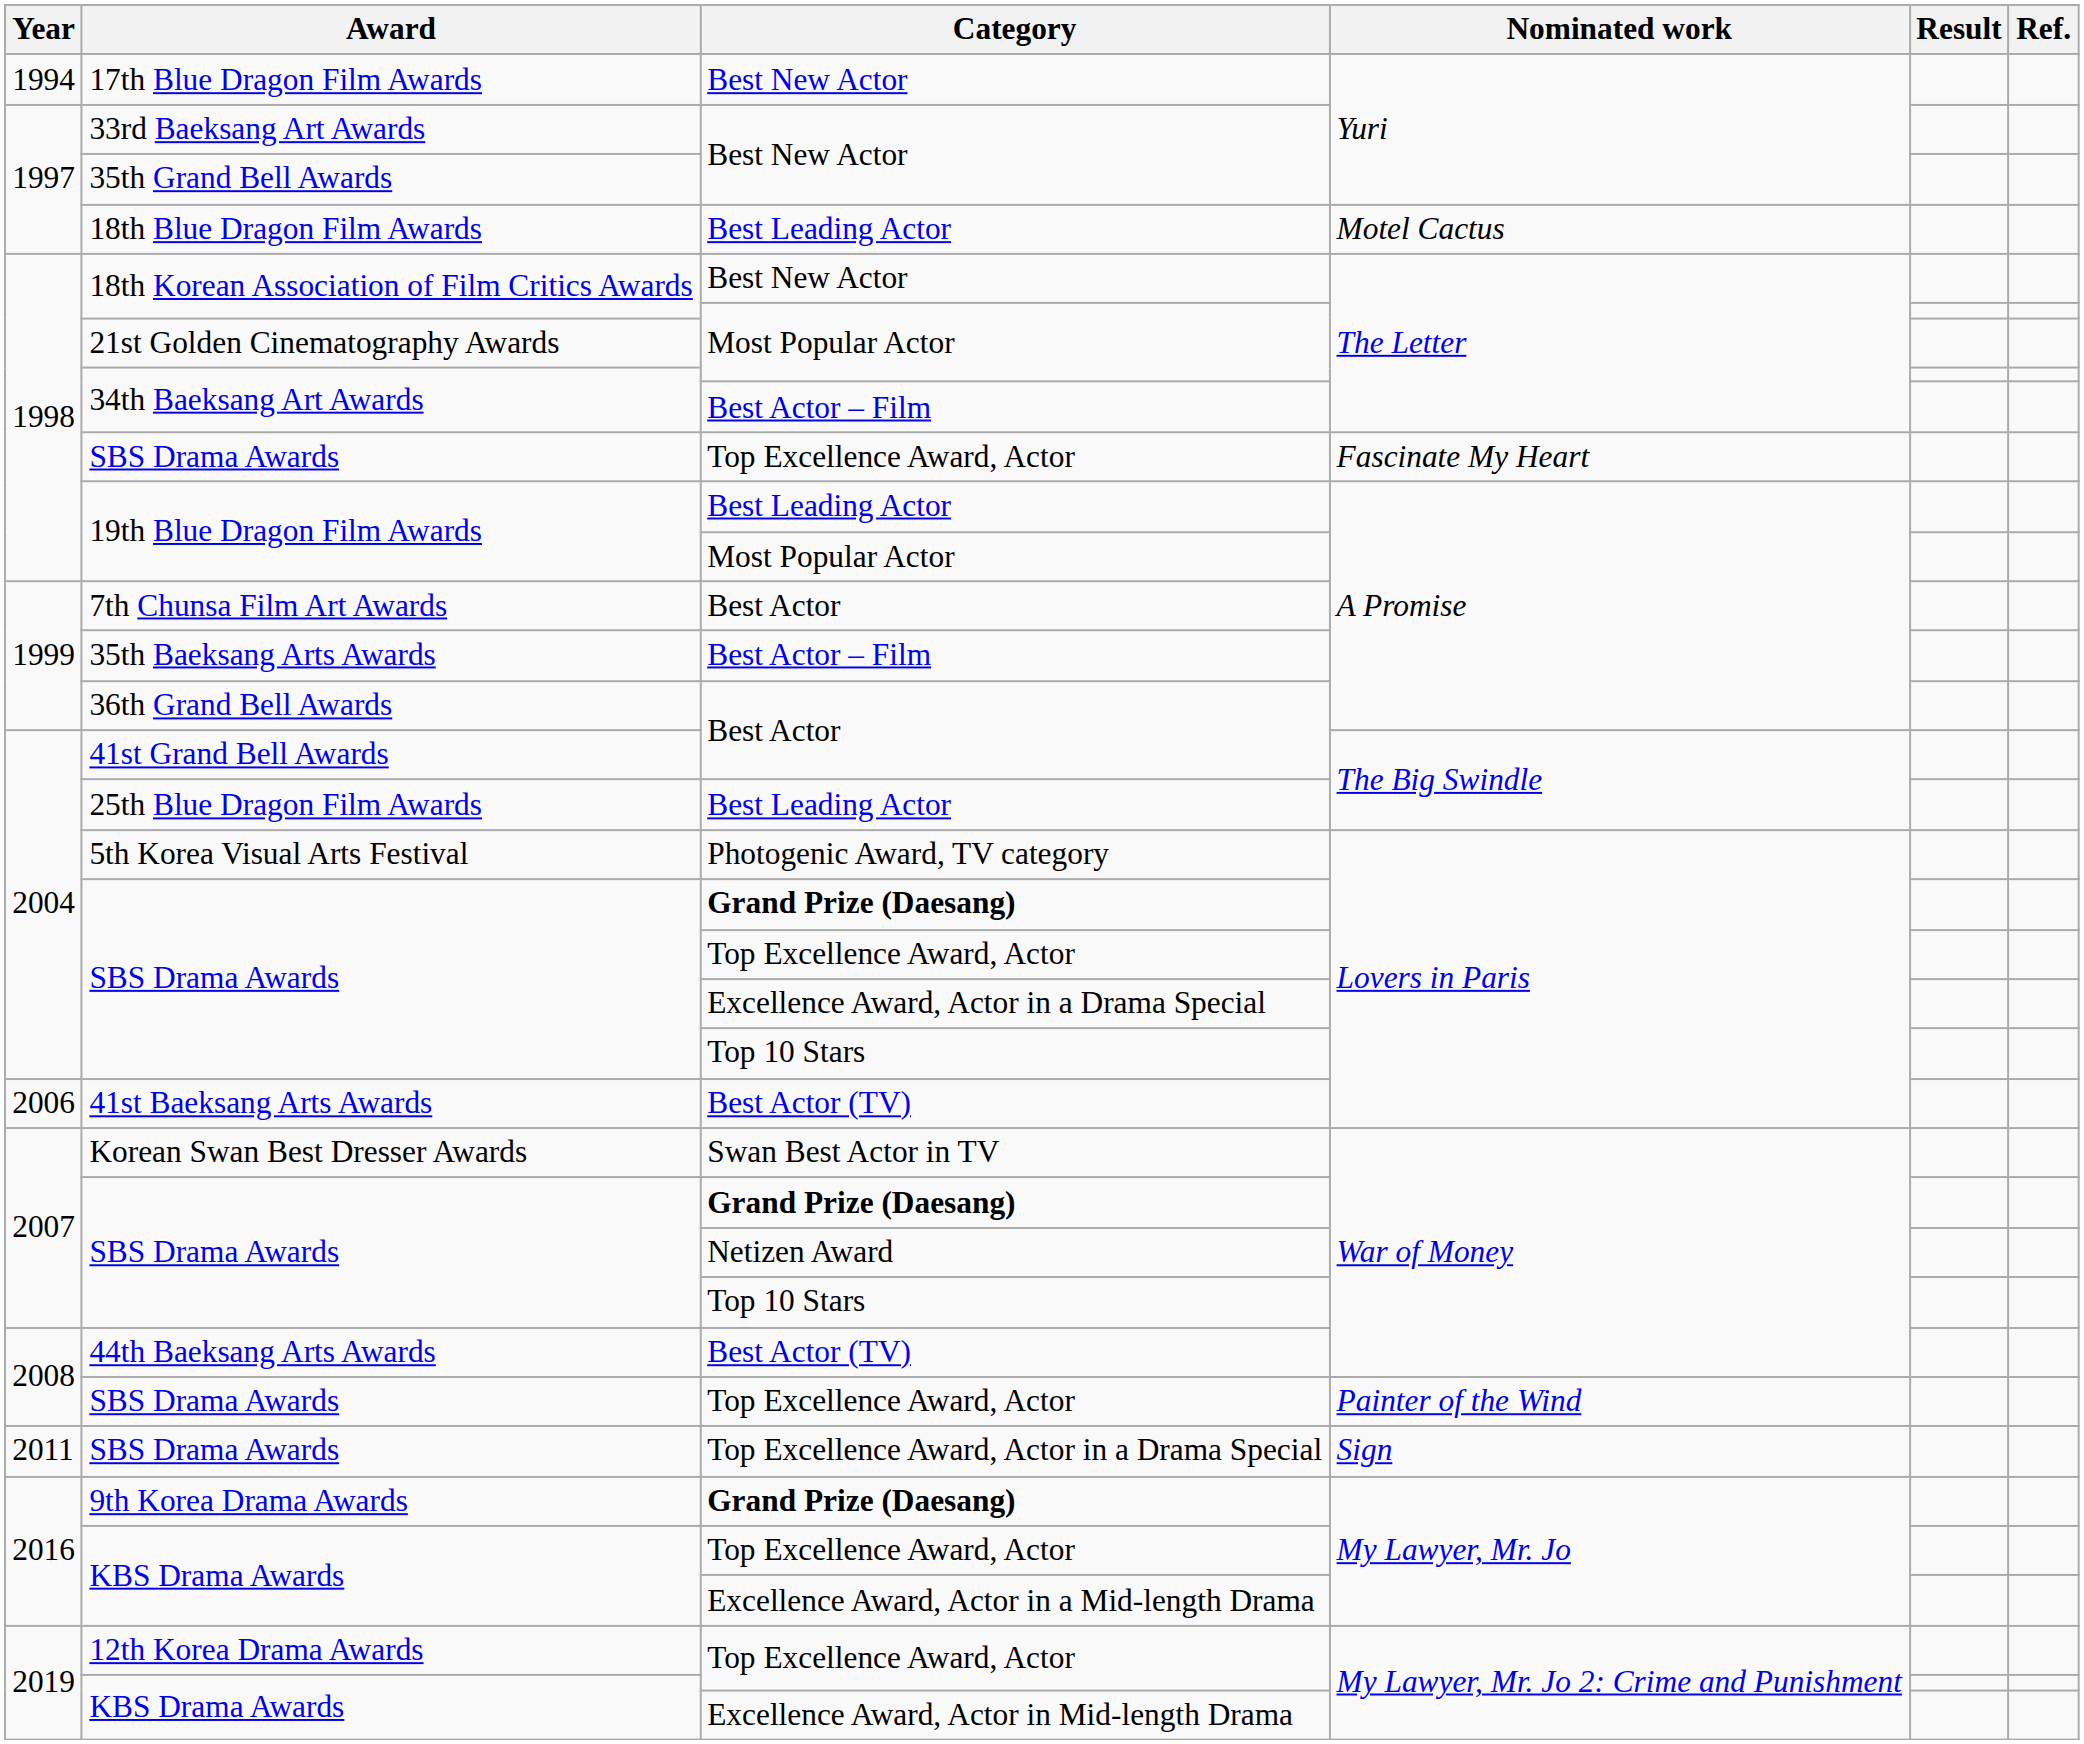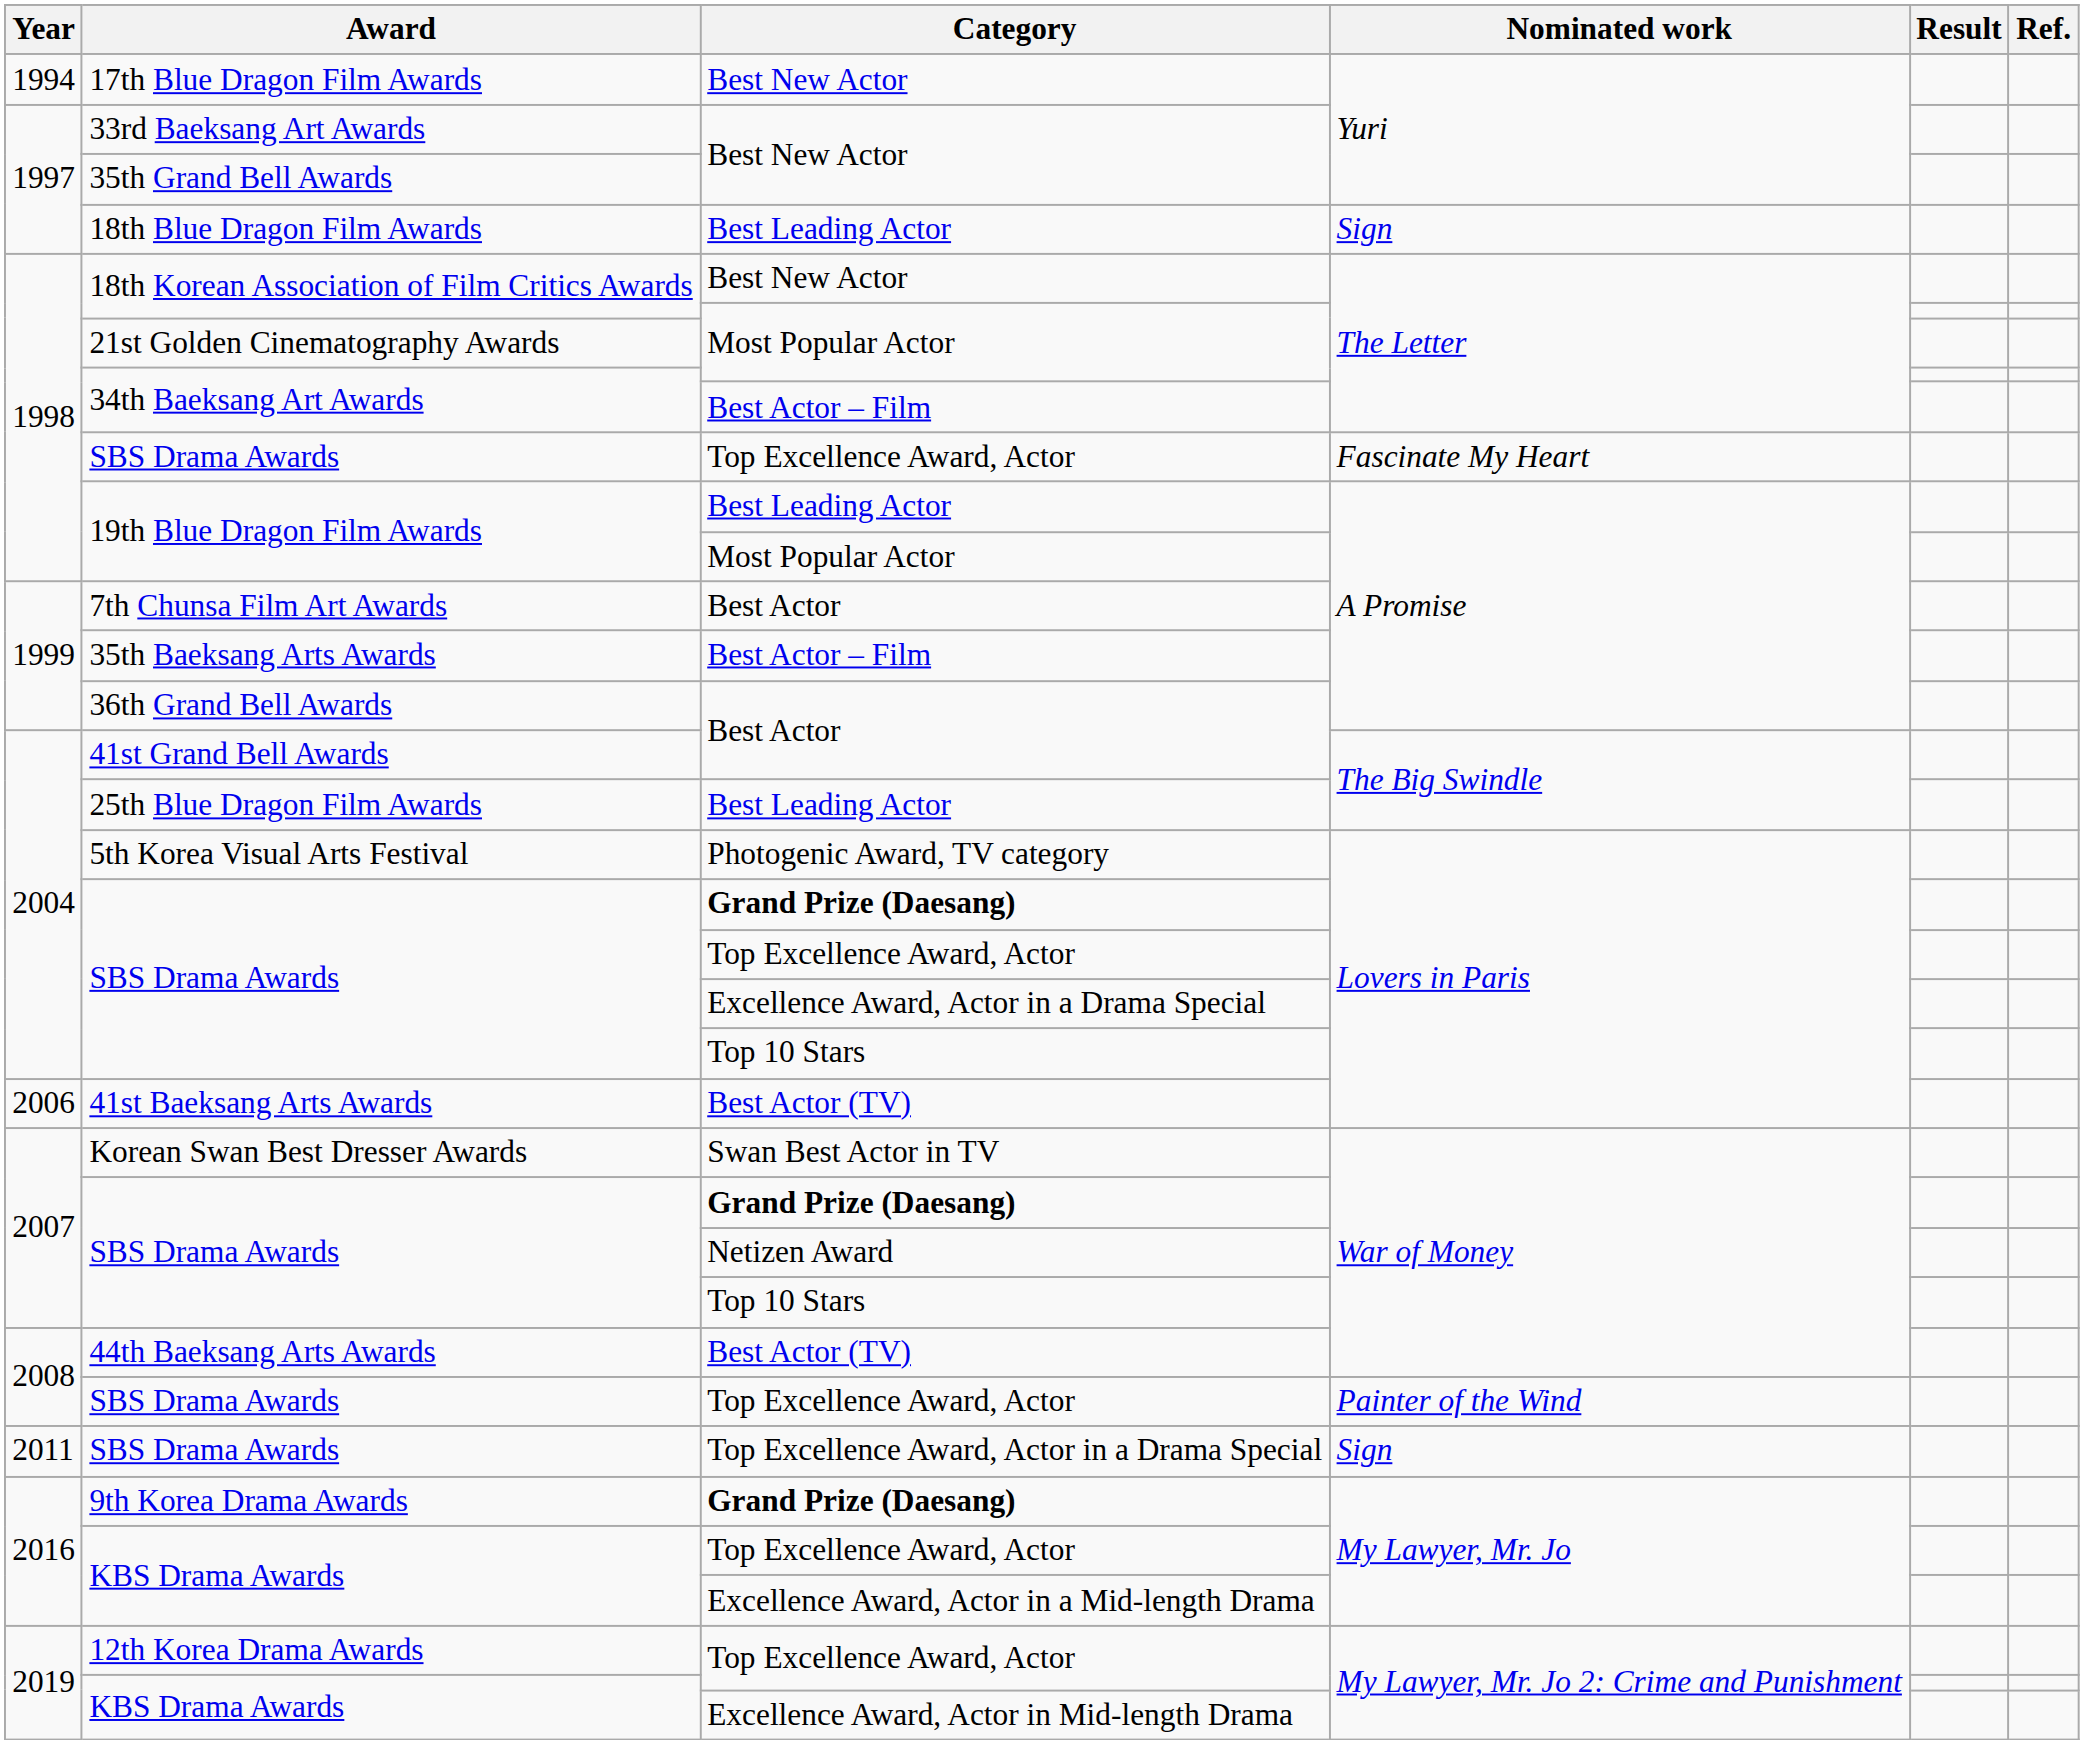(1421, 228) Motel Cactus -> (1364, 228) Sign
